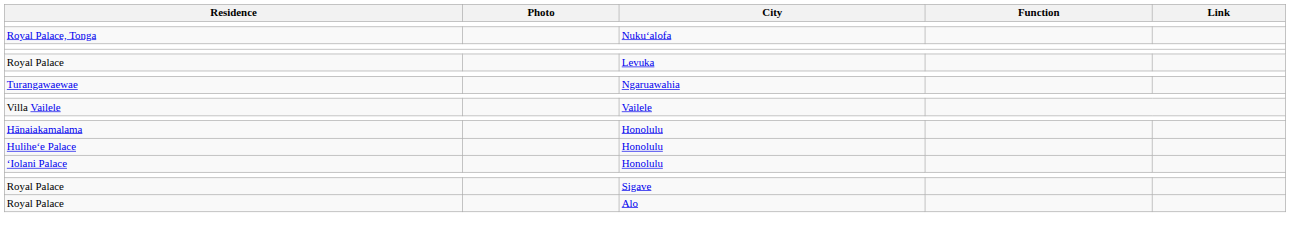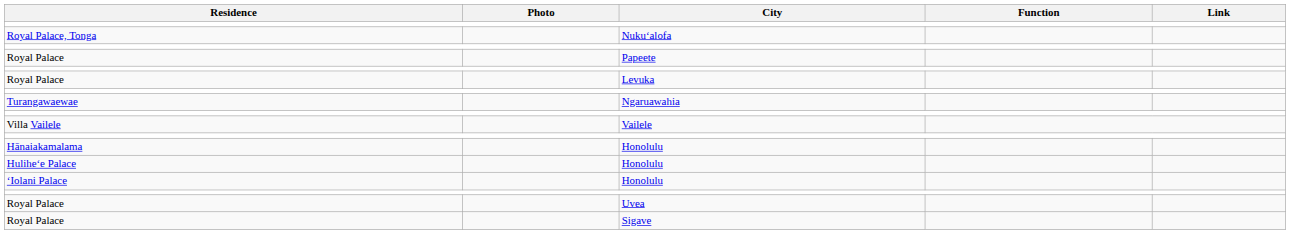+ row: (35, 57)
+ row: (35, 203)
- row: (35, 203)
